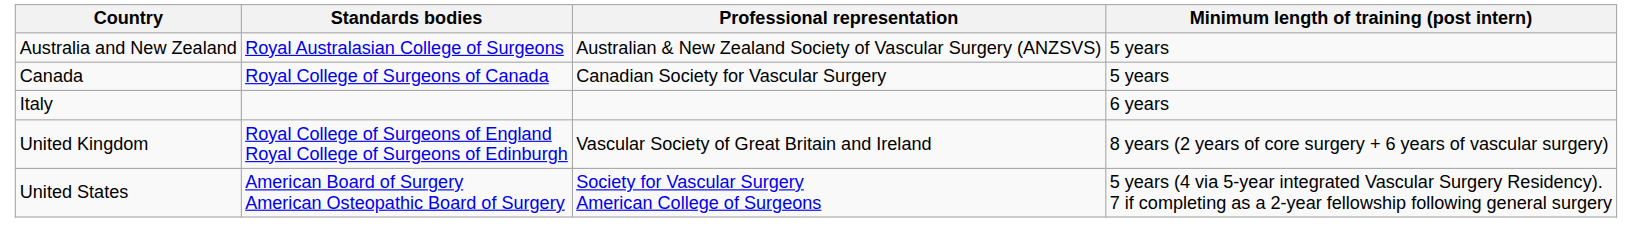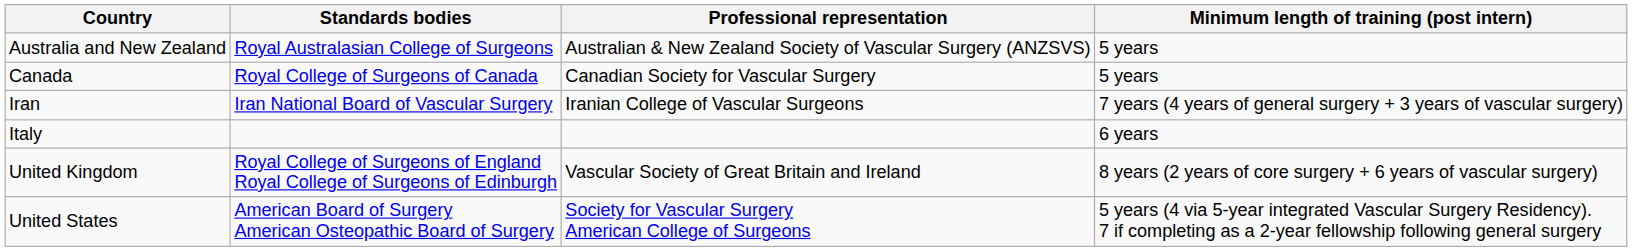+ row: (25, 104)
